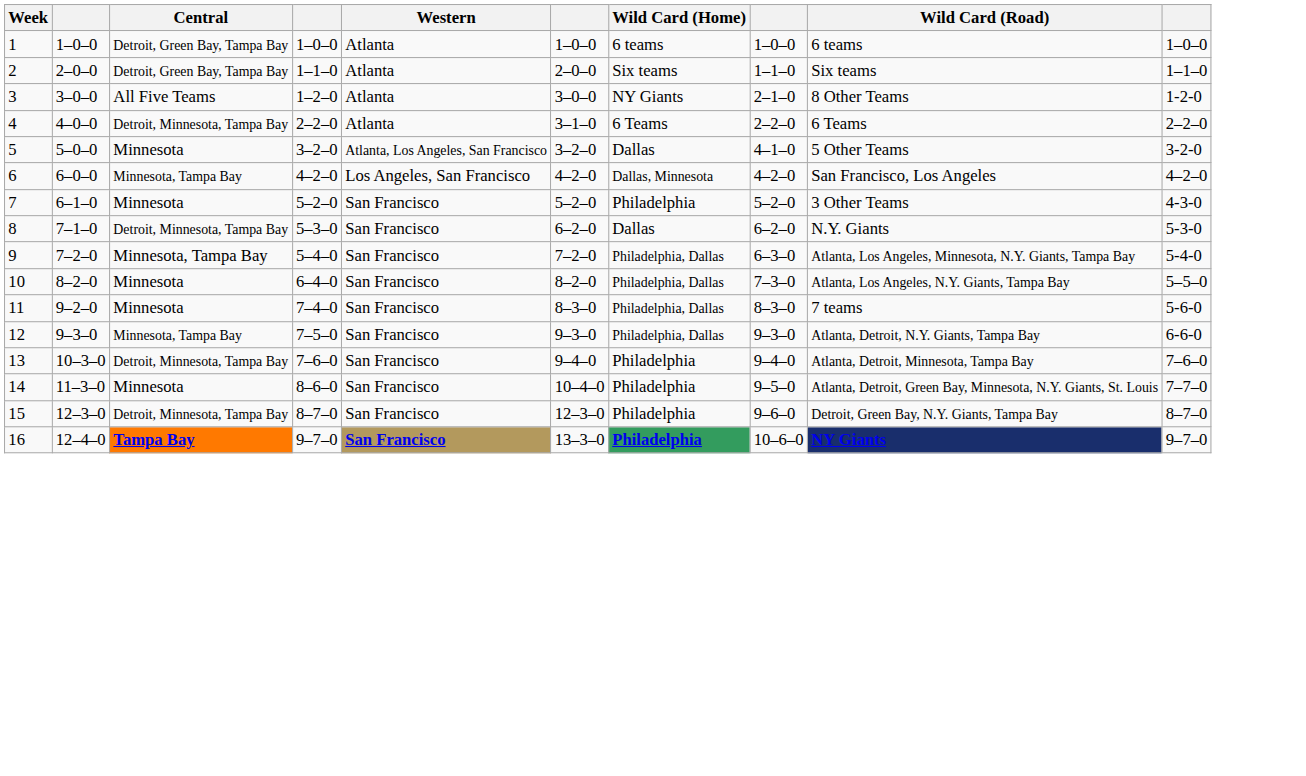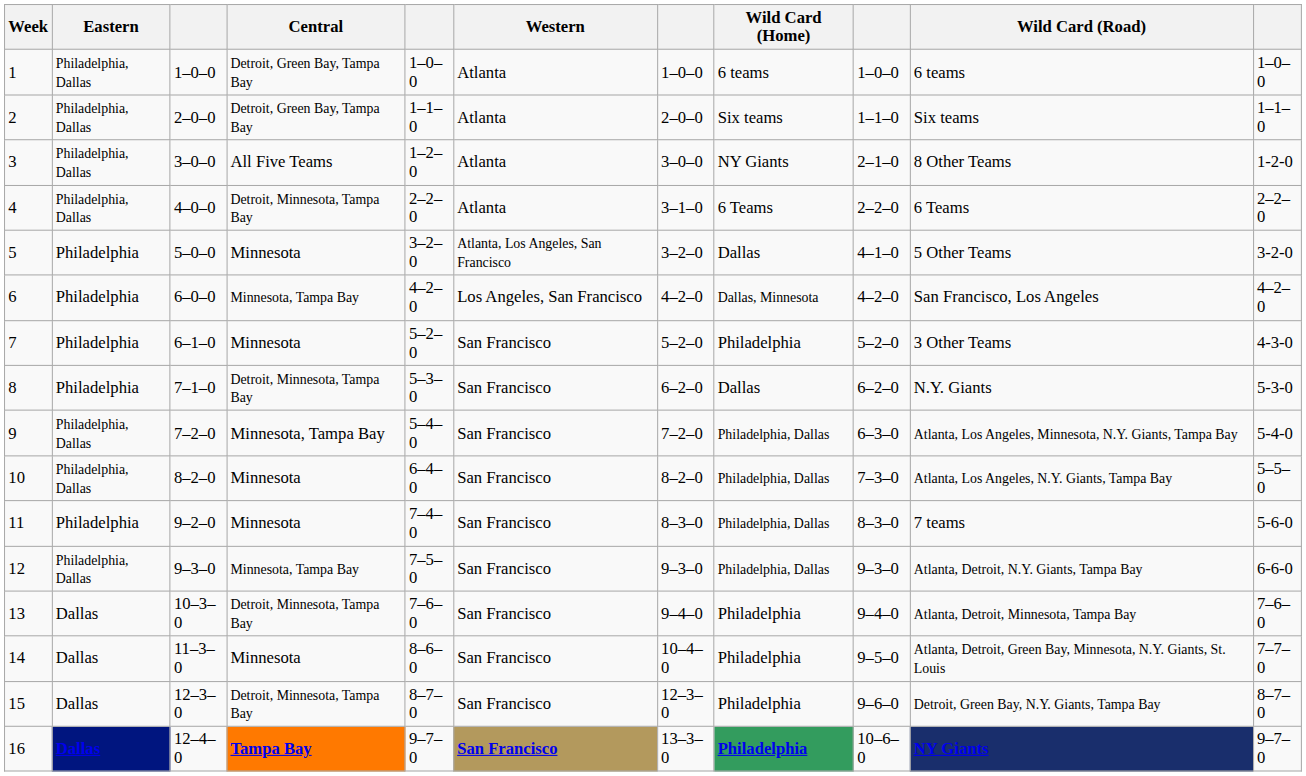+ column: (111, 27)
